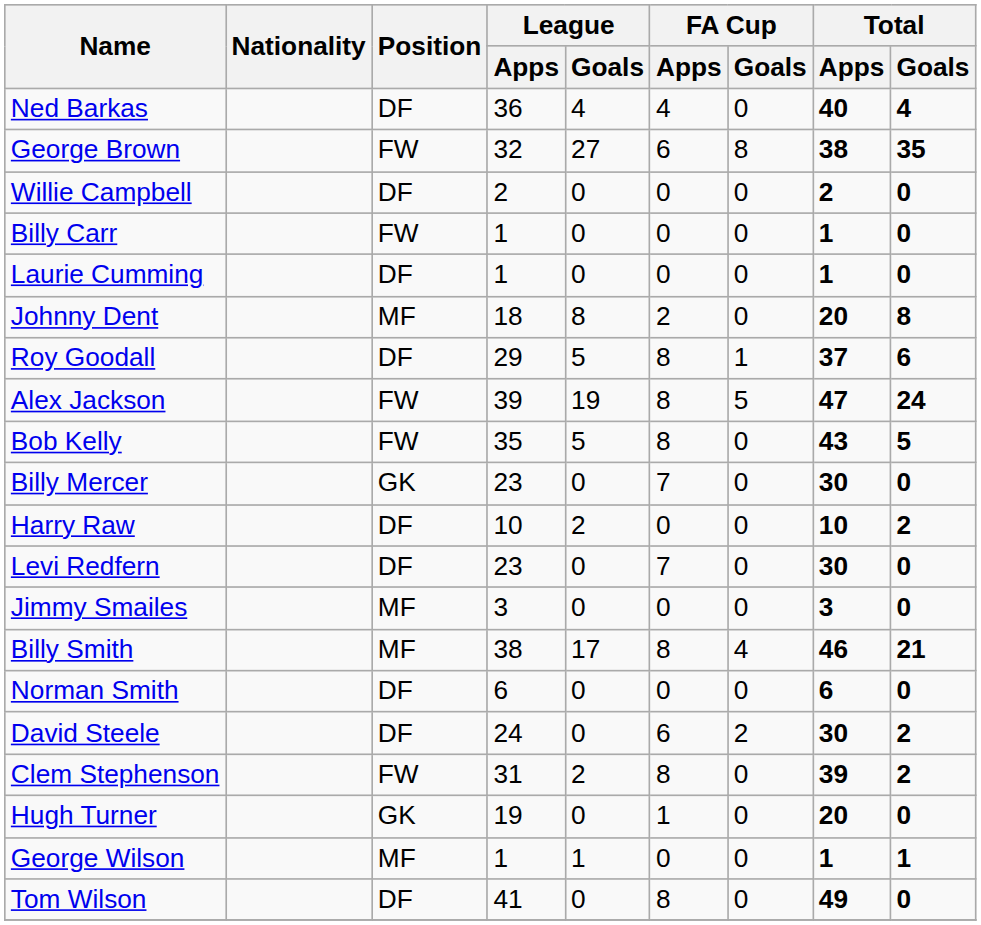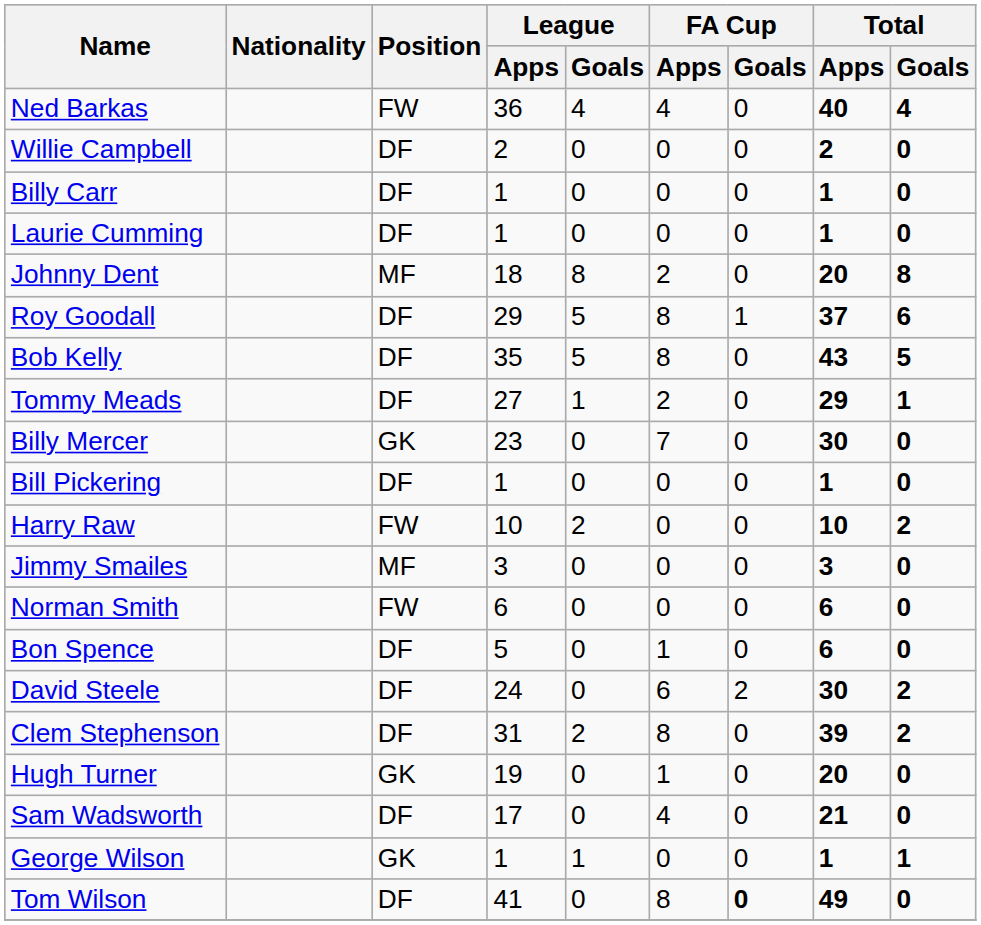(395, 108) DF -> (398, 108) FW
- row: (95, 150)
(398, 233) FW -> (395, 191) DF
- row: (88, 399)
(398, 441) FW -> (395, 358) DF
+ row: (96, 399)
+ row: (86, 483)
(395, 524) DF -> (398, 524) FW
- row: (85, 566)
- row: (72, 649)
(395, 691) DF -> (398, 607) FW
+ row: (82, 649)
(398, 774) FW -> (395, 732) DF
+ row: (107, 815)
(397, 857) MF -> (397, 857) GK
(741, 899) normal -> (741, 899) bold
